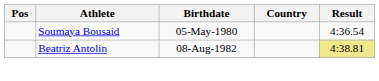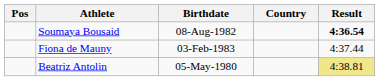(206, 31) 05-May-1980 -> (206, 31) 08-Aug-1982
(347, 31) normal -> (347, 31) bold
+ row: (75, 48)
(206, 48) 08-Aug-1982 -> (206, 66) 05-May-1980
